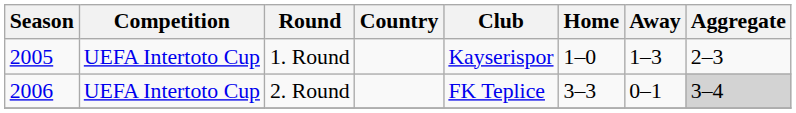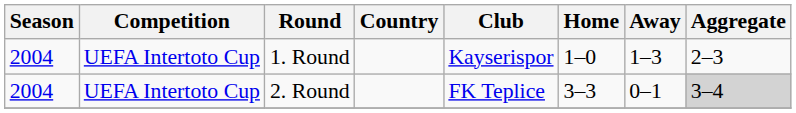(31, 56) 2005 -> (31, 56) 2004
(31, 90) 2006 -> (31, 90) 2004
